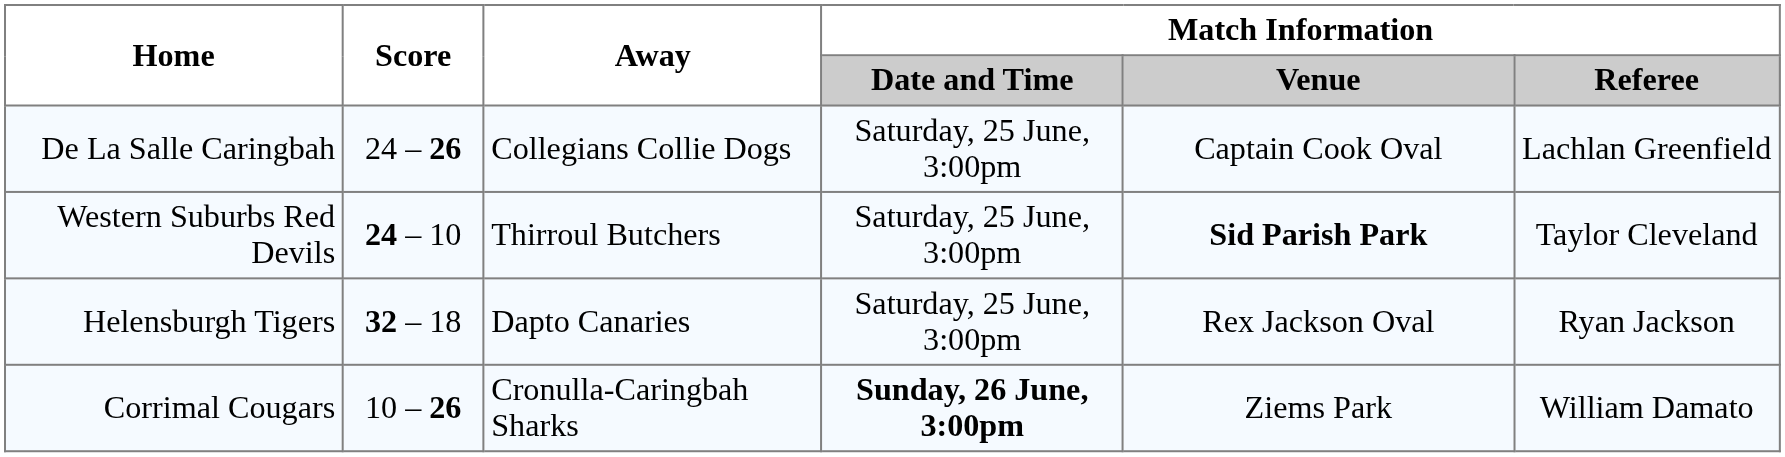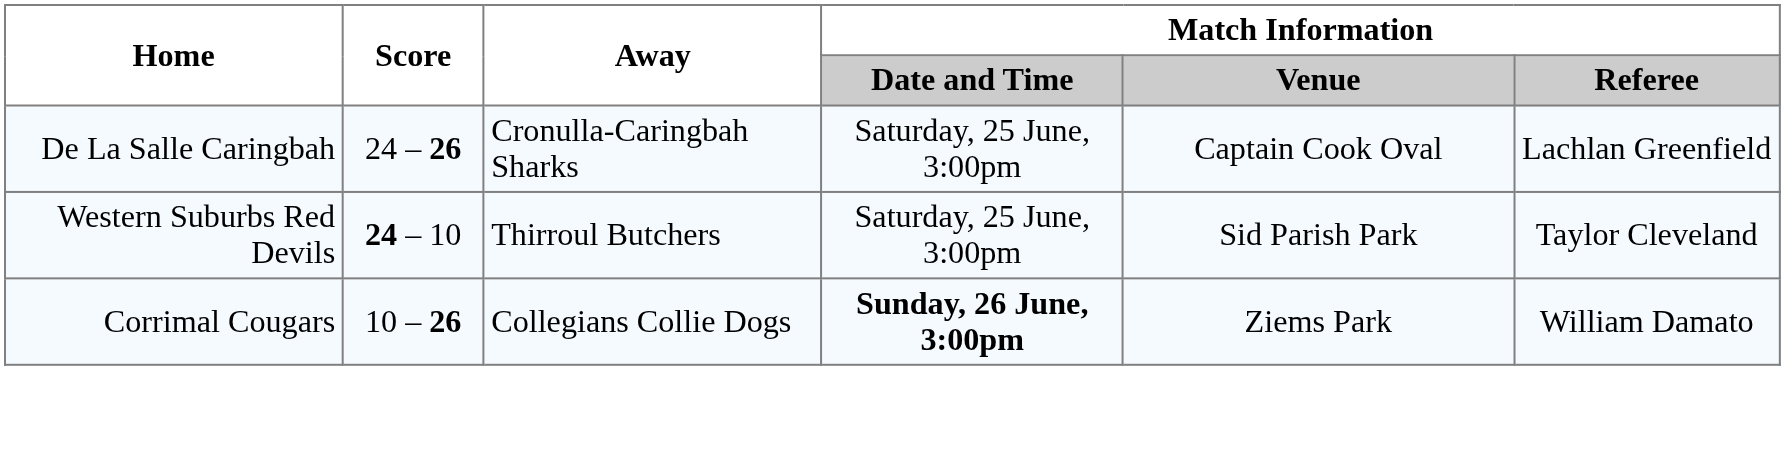(641, 148) Collegians Collie Dogs -> (620, 148) Cronulla-Caringbah Sharks
(1318, 234) bold -> (1318, 234) normal
- row: (209, 321)
(620, 407) Cronulla-Caringbah Sharks -> (641, 321) Collegians Collie Dogs
